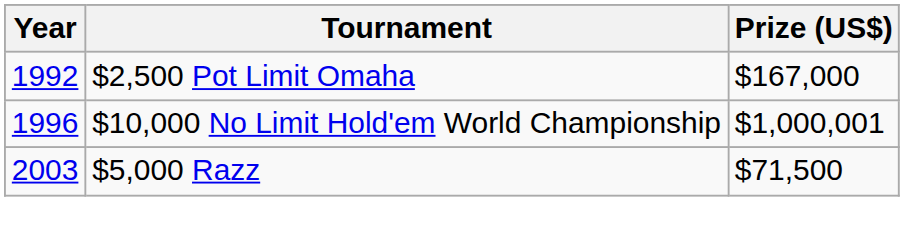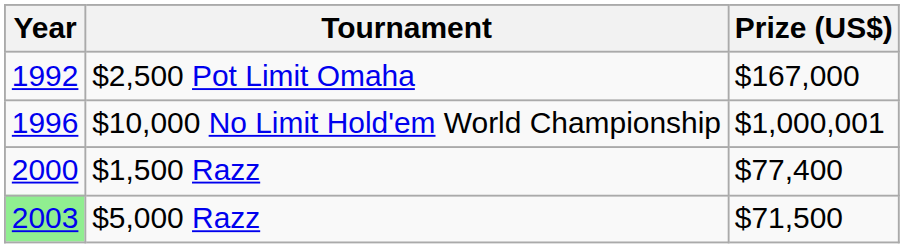+ row: (176, 170)
(45, 170) no background -> (45, 218) lightgreen background
